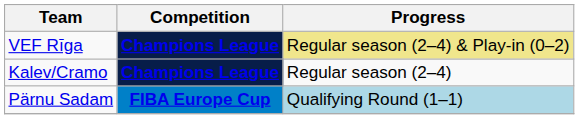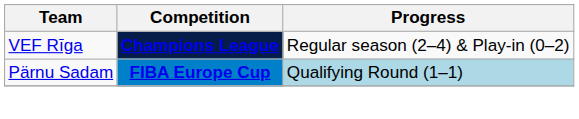(428, 45) khaki background -> (428, 45) no background
- row: (58, 72)
